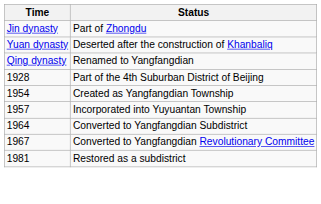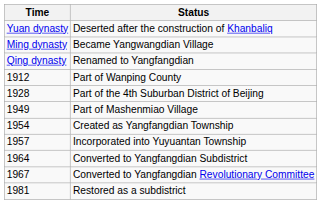- row: (110, 28)
+ row: (143, 45)
+ row: (127, 77)
+ row: (135, 110)
